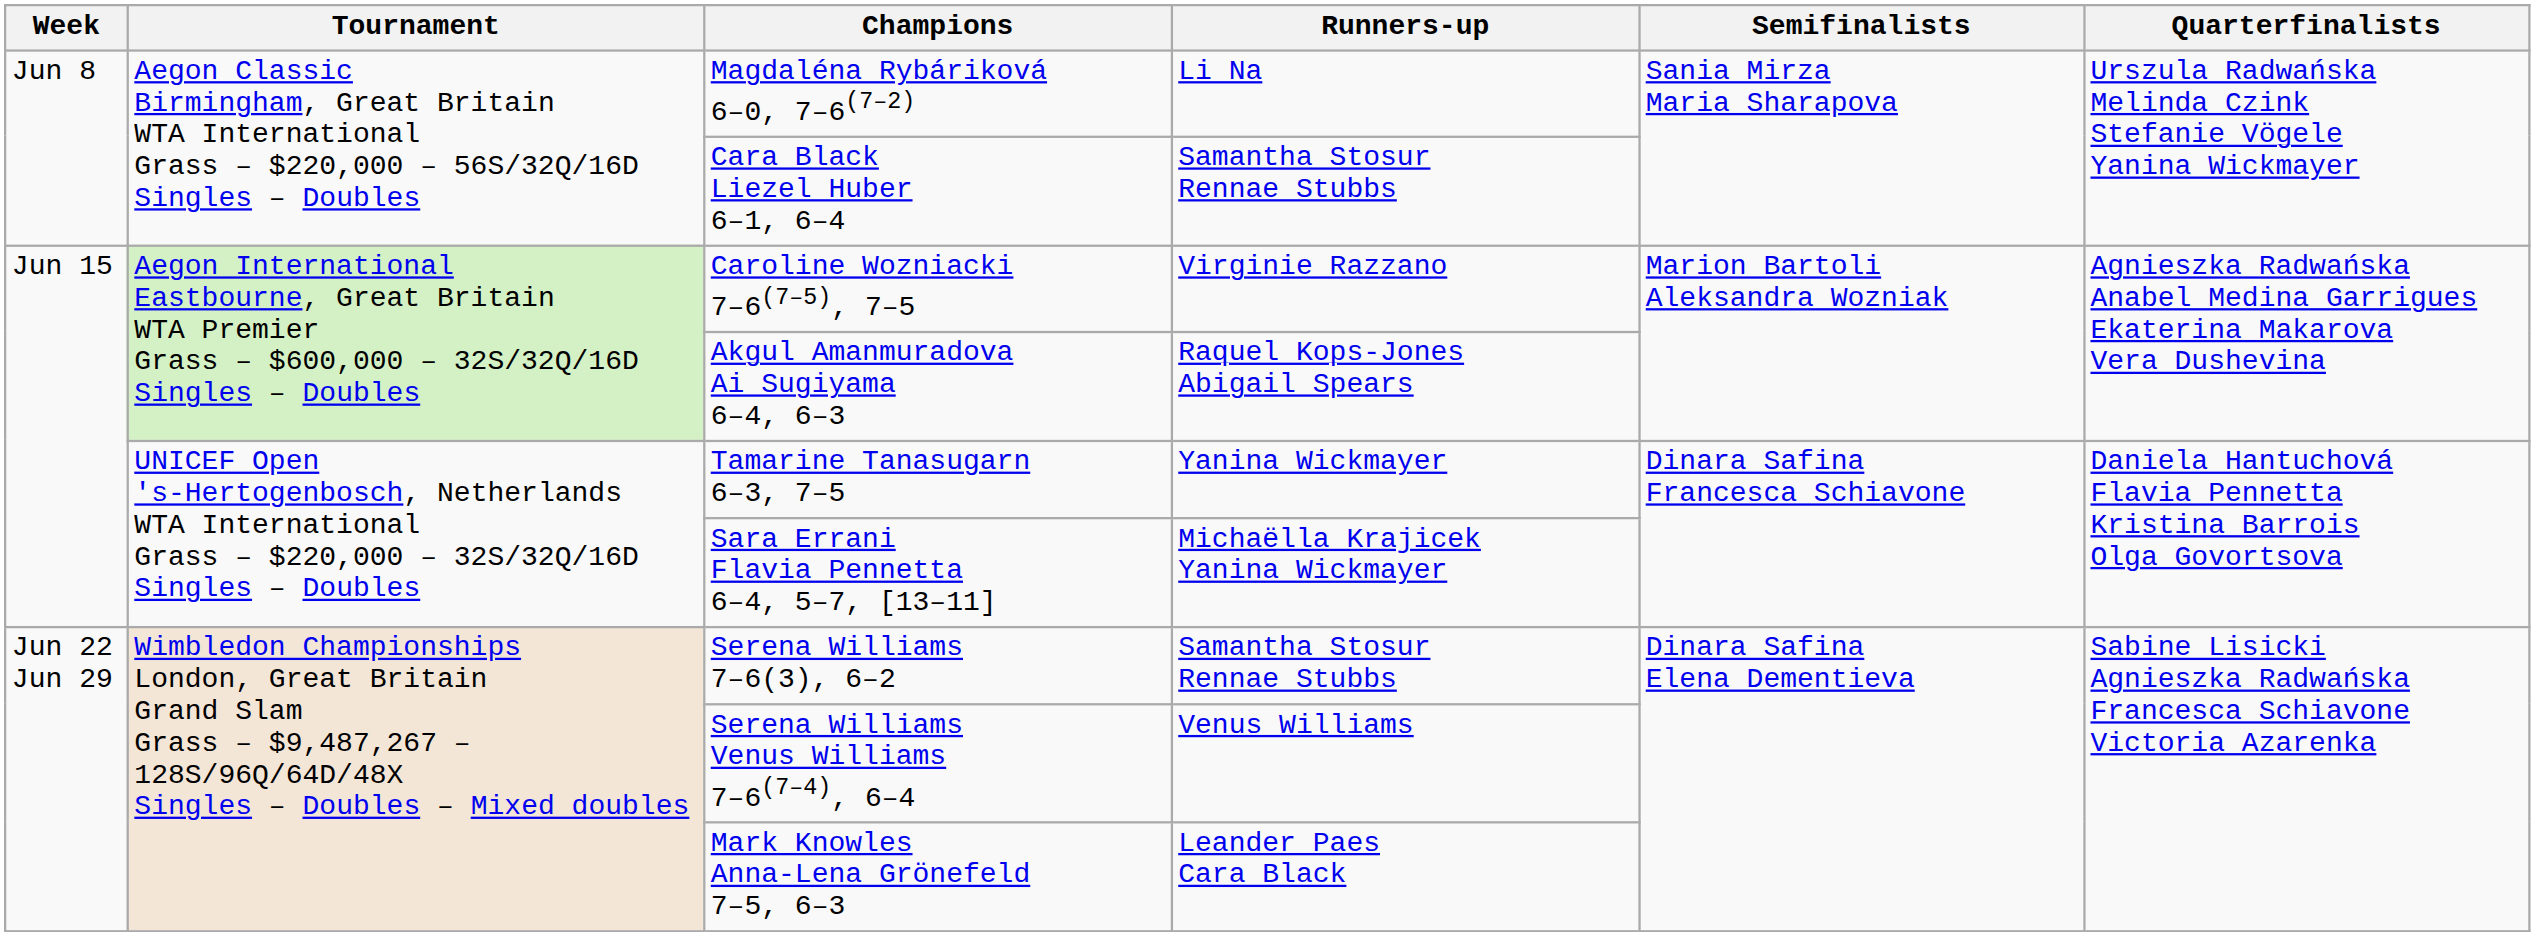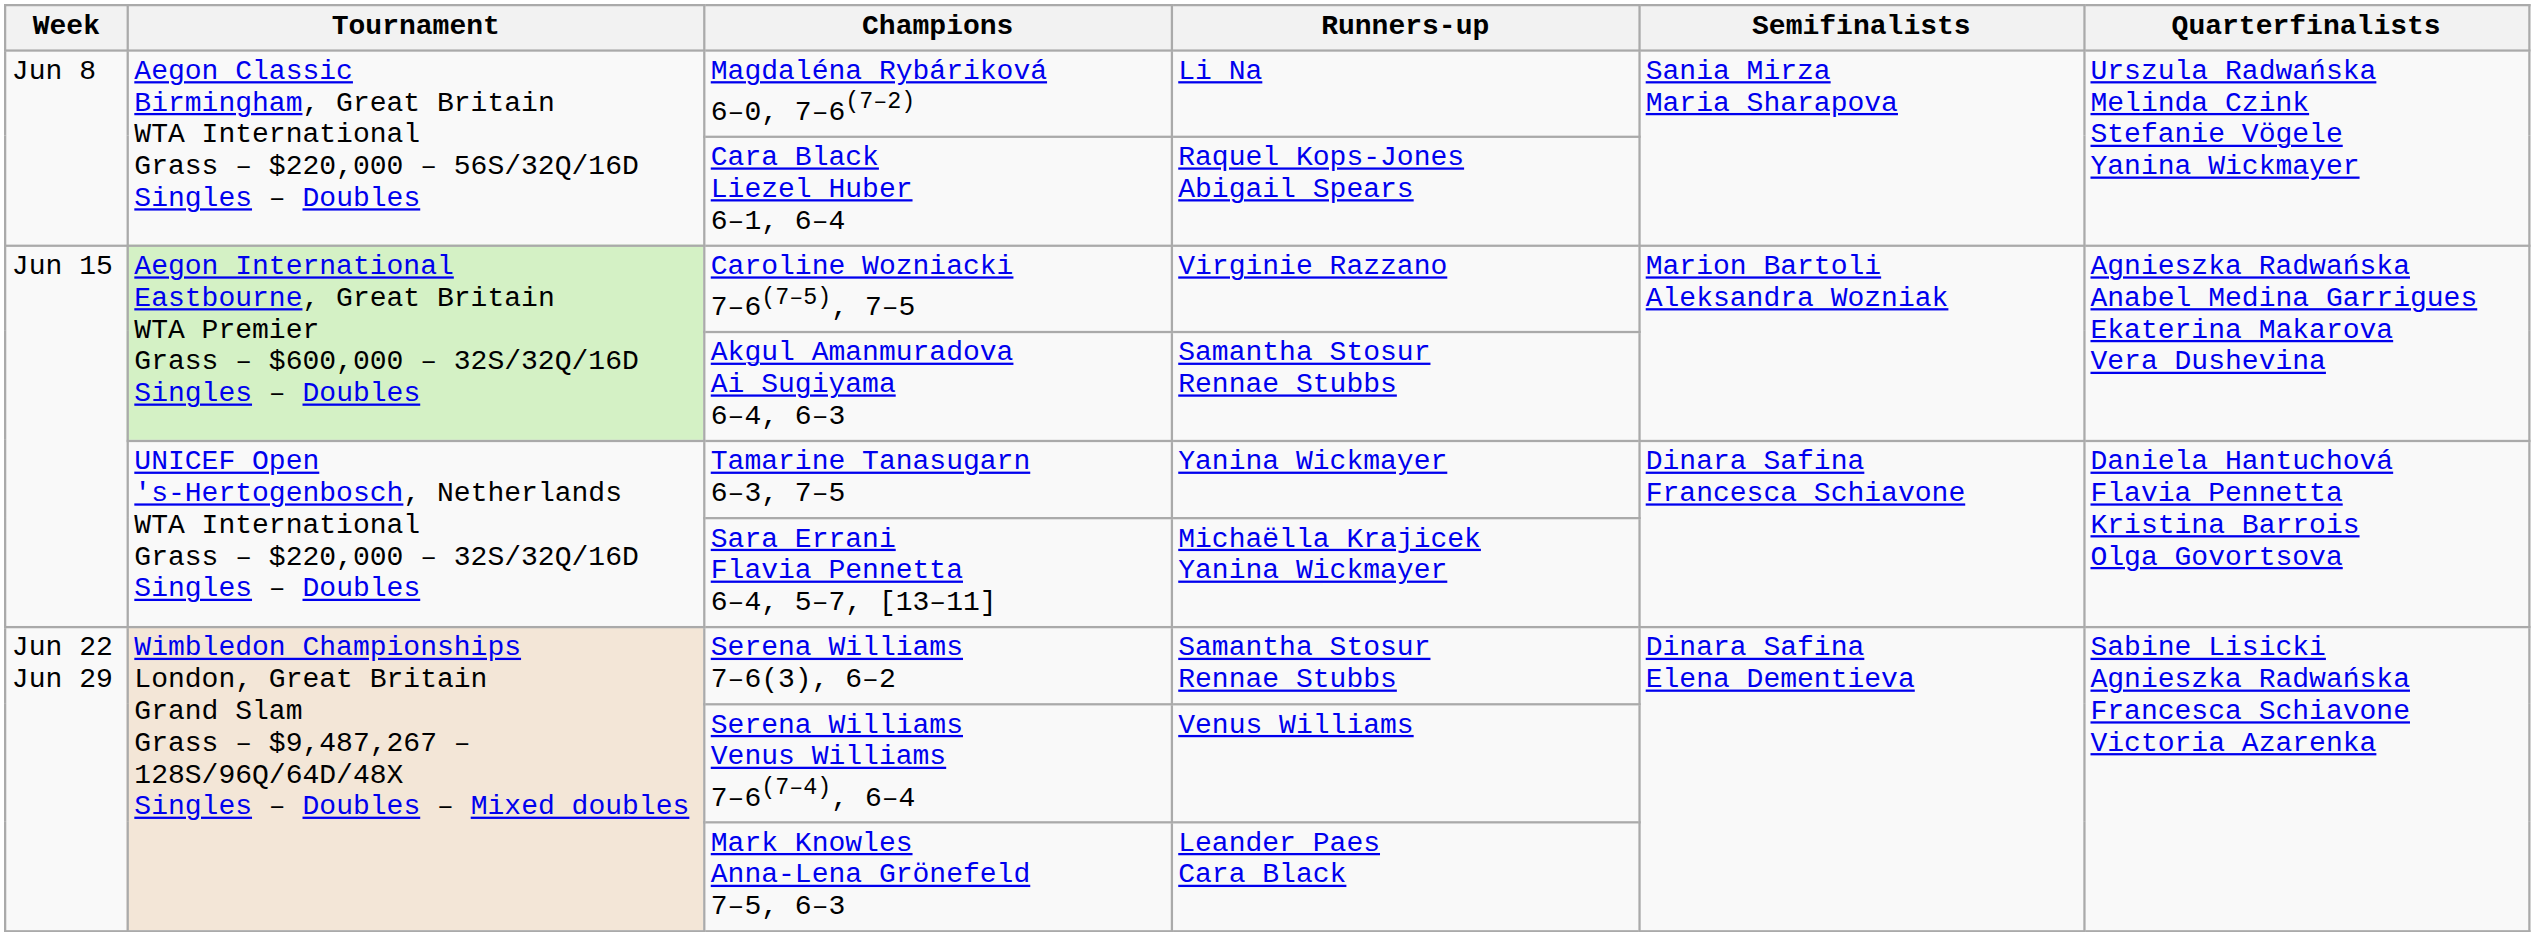(1304, 176) Samantha Stosur Rennae Stubbs -> (1321, 176) Raquel Kops-Jones Abigail Spears
(1321, 371) Raquel Kops-Jones Abigail Spears -> (1304, 371) Samantha Stosur Rennae Stubbs
